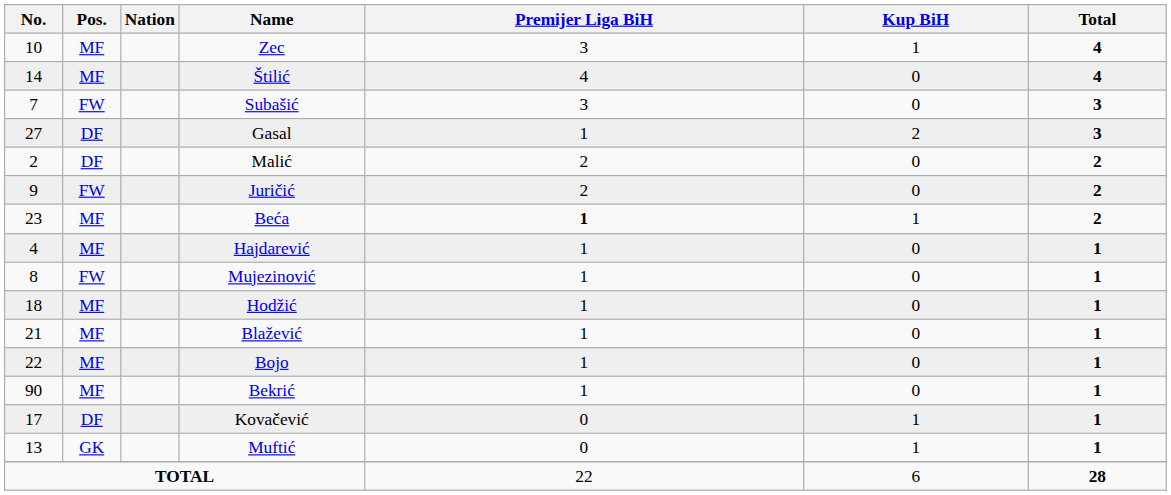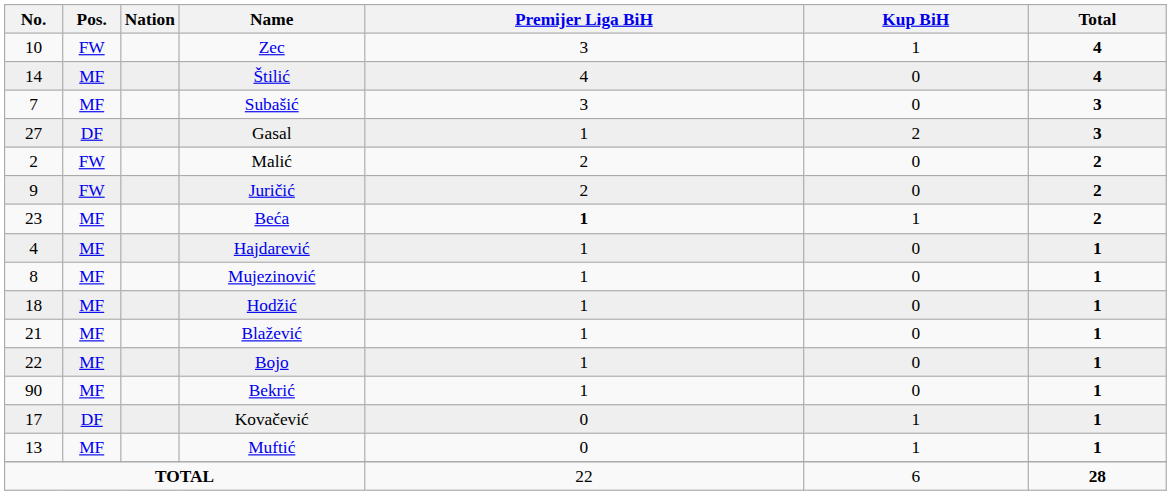(92, 47) MF -> (92, 47) FW
(92, 104) FW -> (92, 104) MF
(92, 161) DF -> (92, 161) FW
(92, 276) FW -> (92, 276) MF
(92, 447) GK -> (92, 447) MF
